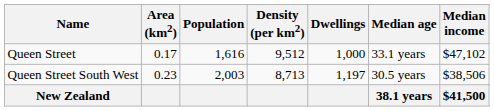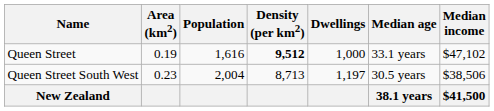(165, 54) 0.17 -> (165, 54) 0.19
(290, 54) normal -> (290, 54) bold
(229, 74) 2,003 -> (229, 74) 2,004
